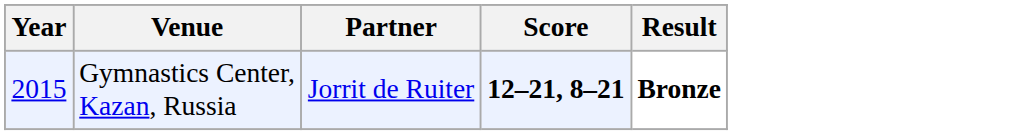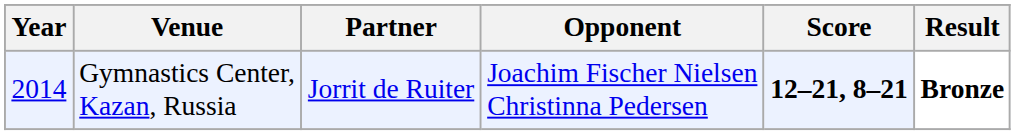+ column: (622, 27)
(39, 89) 2015 -> (39, 89) 2014
